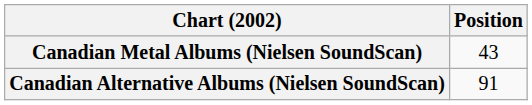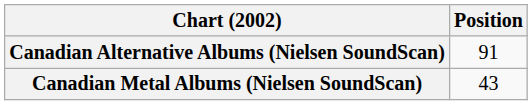rows swapped: (227, 83) <-> (227, 52)
